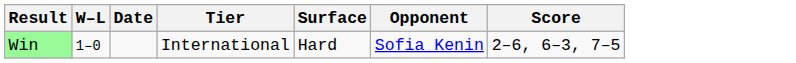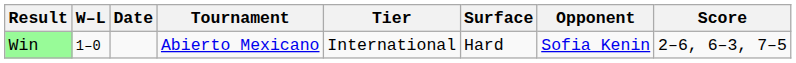+ column: (240, 18)
